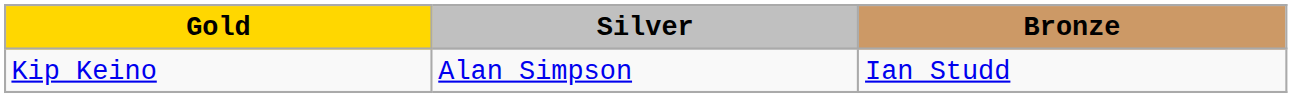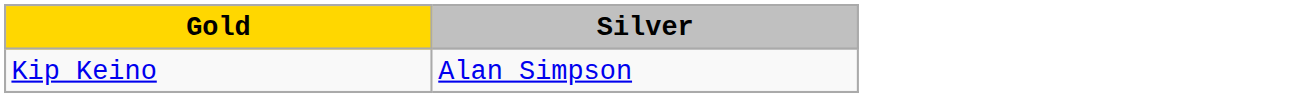- column: (1072, 27)
